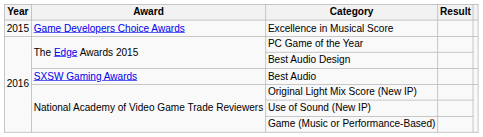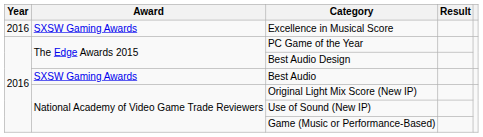(18, 28) 2015 -> (18, 28) 2016
(109, 28) Game Developers Choice Awards -> (85, 28) SXSW Gaming Awards
